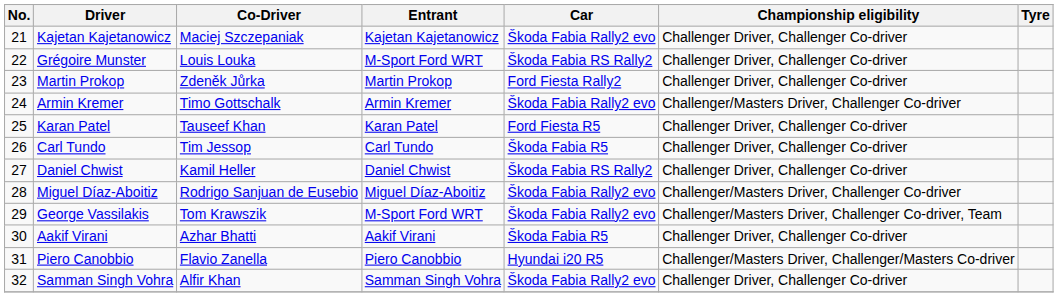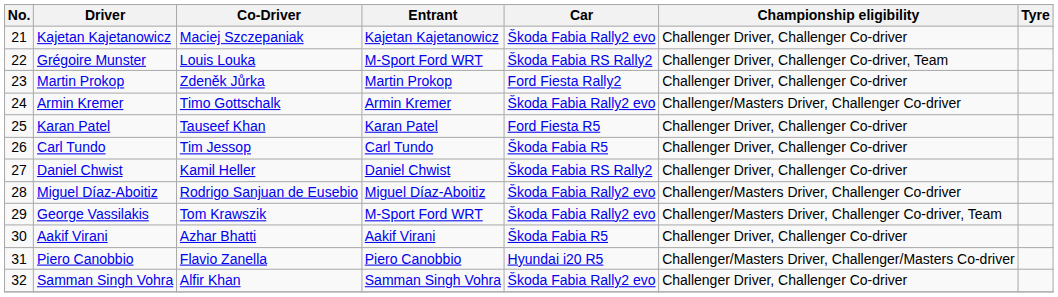(785, 59) Challenger Driver, Challenger Co-driver -> (805, 59) Challenger Driver, Challenger Co-driver, Team
